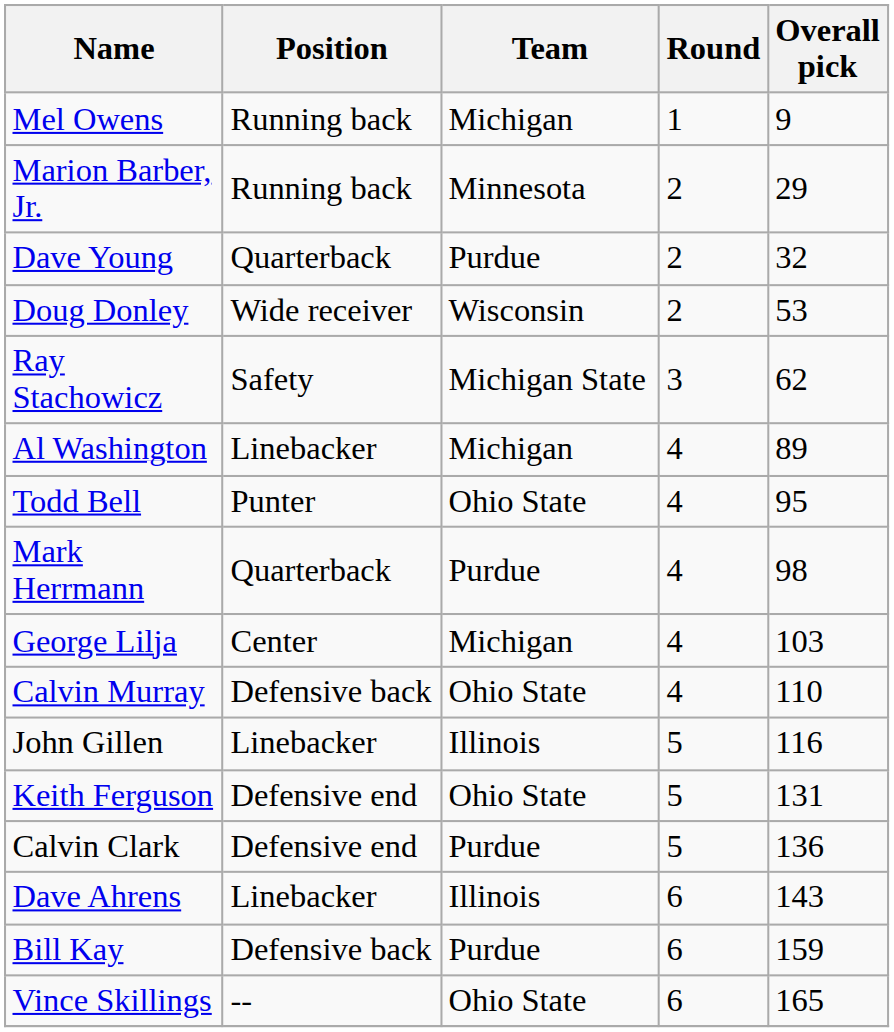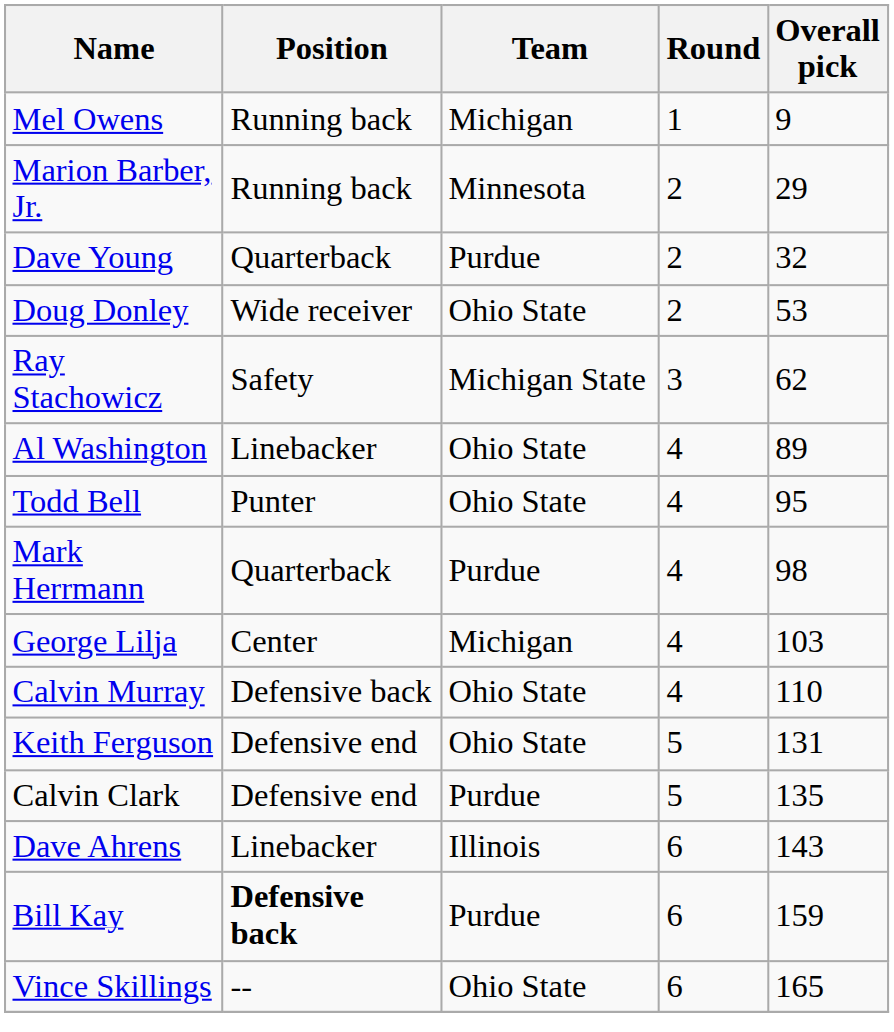(516, 309) Wisconsin -> (517, 309) Ohio State
(511, 448) Michigan -> (517, 448) Ohio State
- row: (88, 743)
(800, 846) 136 -> (800, 794) 135
(331, 949) normal -> (297, 915) bold
